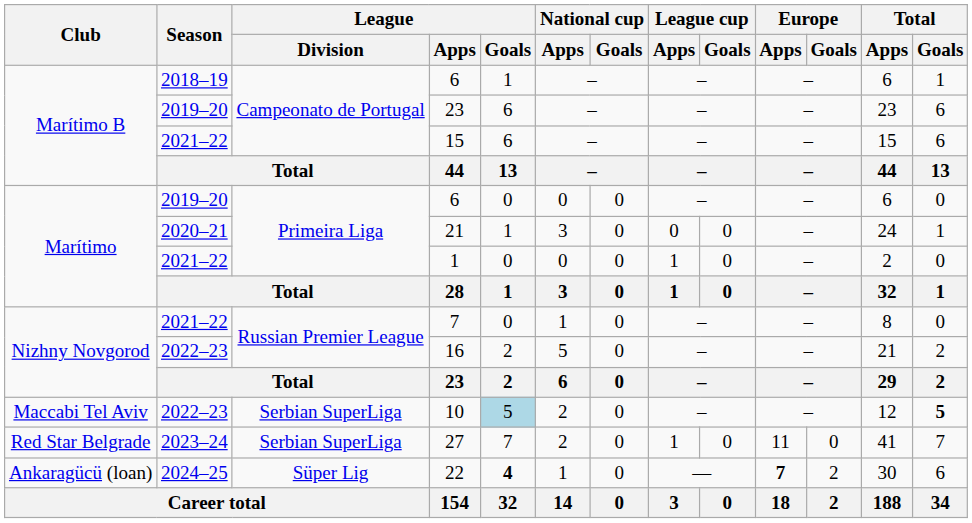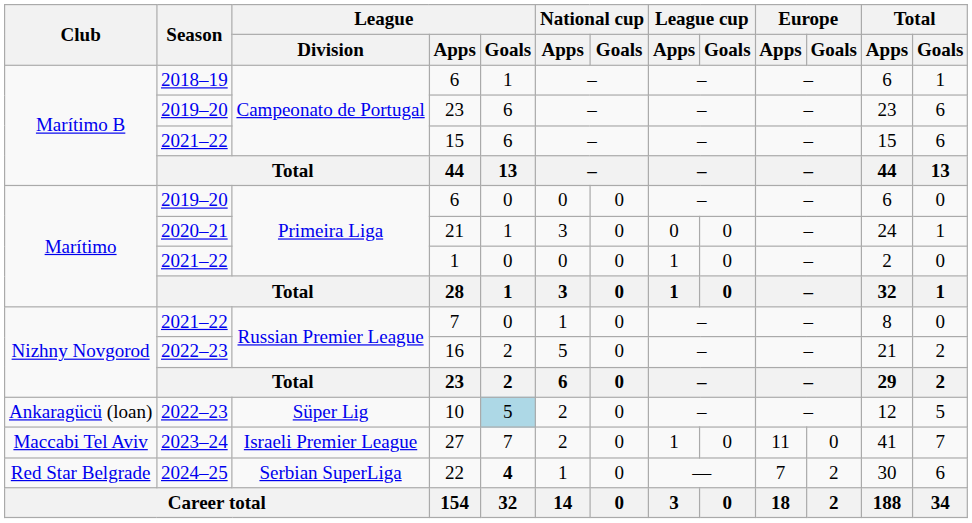(81, 412) Maccabi Tel Aviv -> (81, 412) Ankaragücü (loan)
(331, 412) Serbian SuperLiga -> (331, 412) Süper Lig
(940, 412) bold -> (940, 412) normal
(81, 442) Red Star Belgrade -> (81, 442) Maccabi Tel Aviv
(331, 442) Serbian SuperLiga -> (331, 442) Israeli Premier League
(81, 472) Ankaragücü (loan) -> (81, 472) Red Star Belgrade
(331, 472) Süper Lig -> (331, 472) Serbian SuperLiga
(781, 472) bold -> (781, 472) normal
